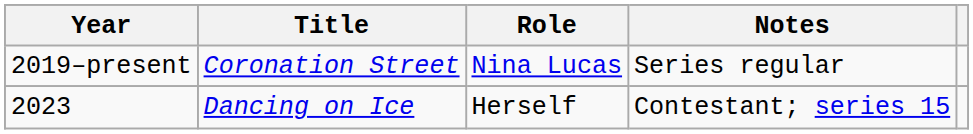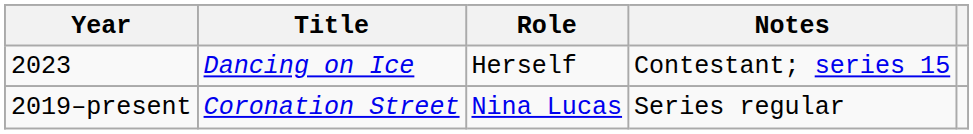rows swapped: (101, 66) <-> (41, 107)
